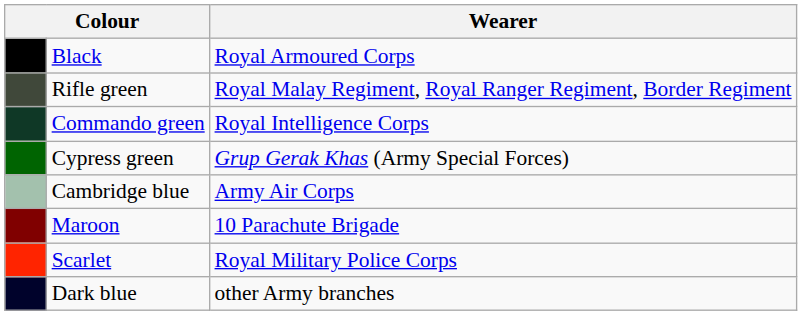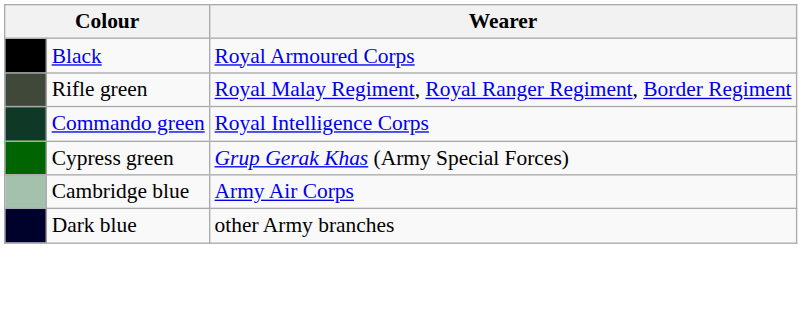- row: (86, 225)
- row: (81, 259)
